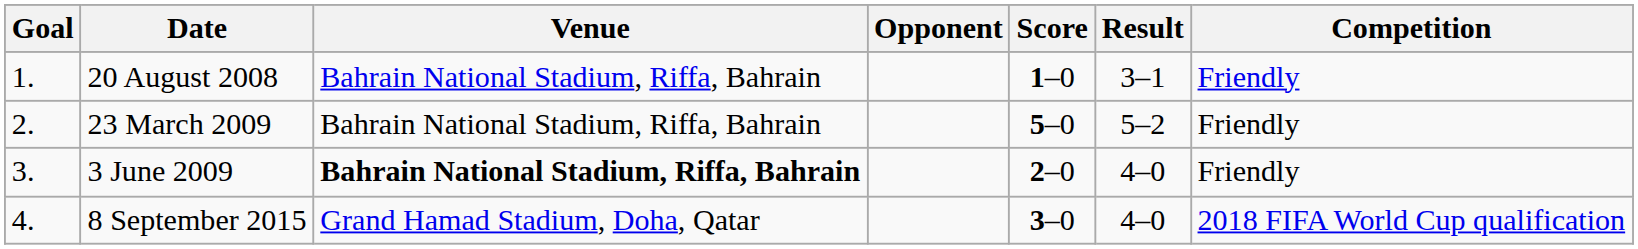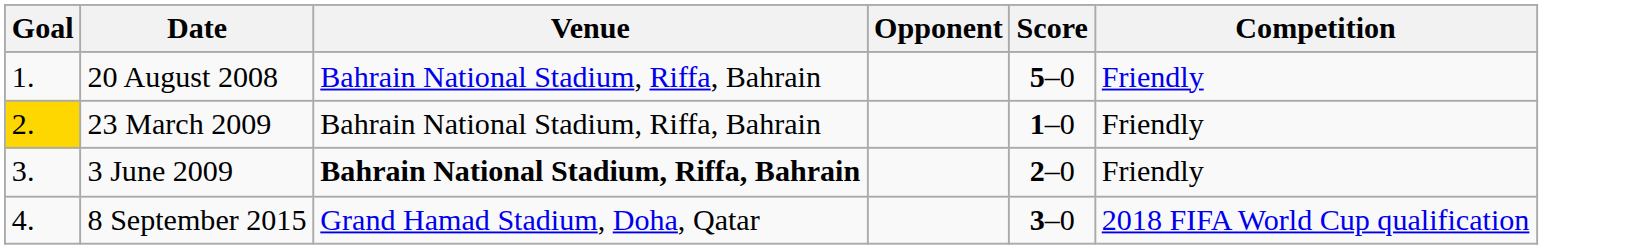- column: (1143, 28)
(1052, 76) 1–0 -> (1052, 76) 5–0
(23, 123) no background -> (23, 123) gold background
(1052, 123) 5–0 -> (1052, 123) 1–0
